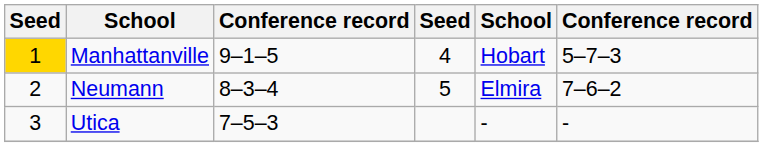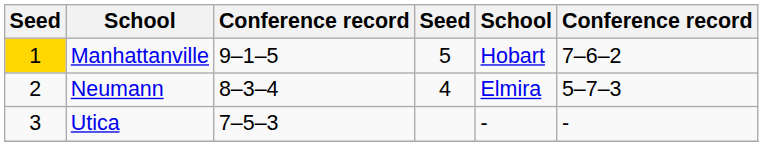(445, 55) 4 -> (445, 55) 5
(592, 55) 5–7–3 -> (592, 55) 7–6–2
(445, 89) 5 -> (445, 89) 4
(592, 89) 7–6–2 -> (592, 89) 5–7–3
